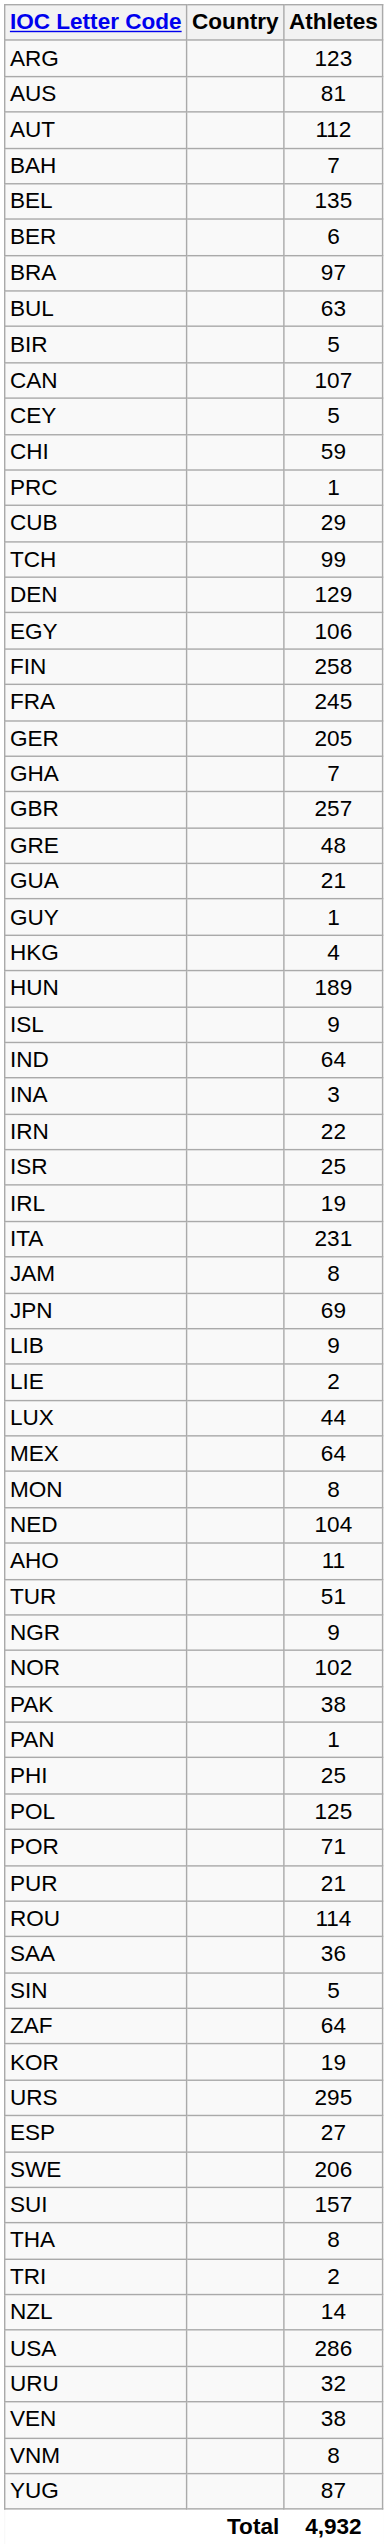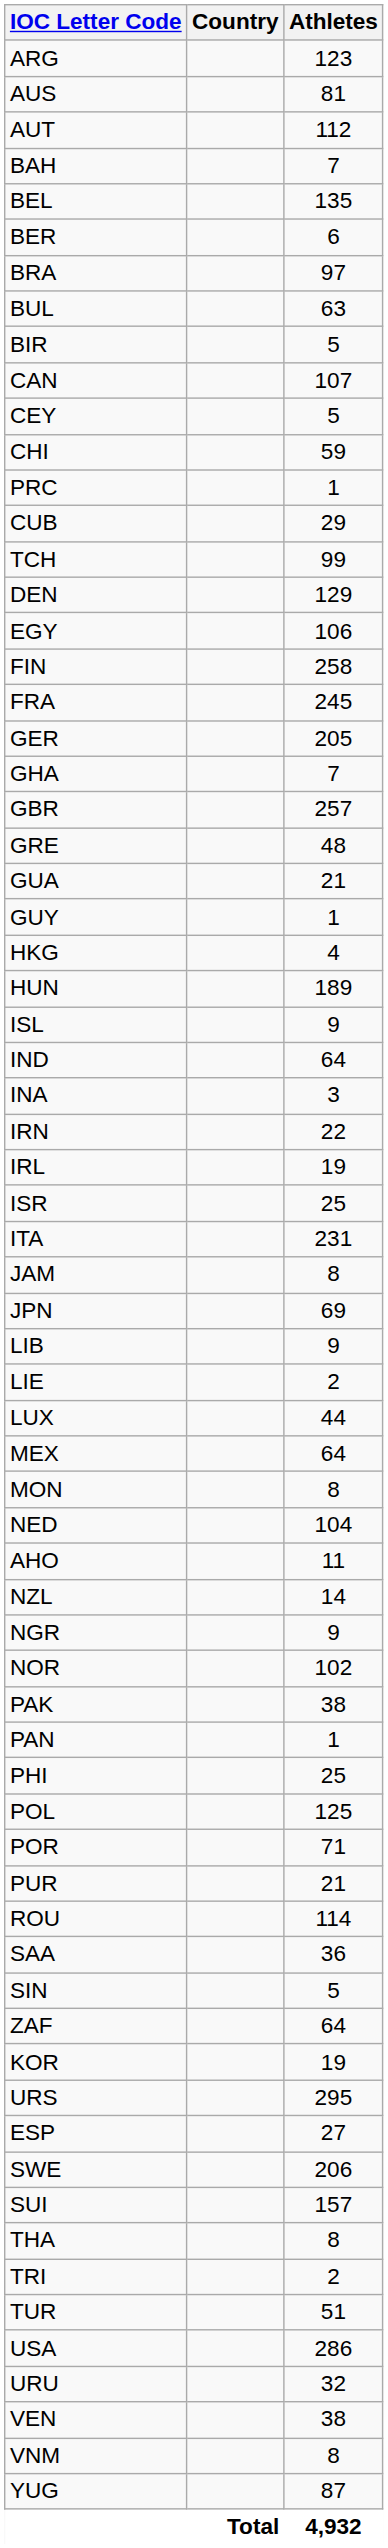rows swapped: (27, 1203) <-> (29, 1167)
rows swapped: (31, 2312) <-> (33, 1596)
